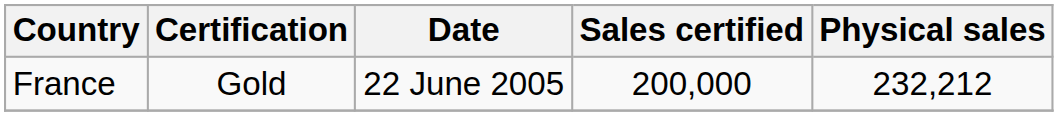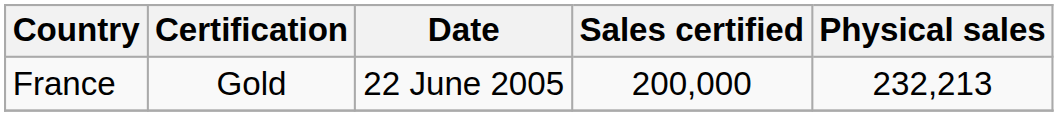(932, 83) 232,212 -> (932, 83) 232,213
